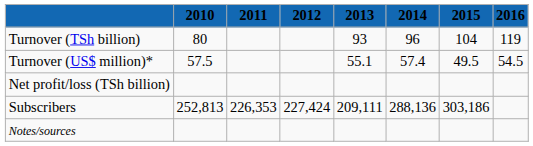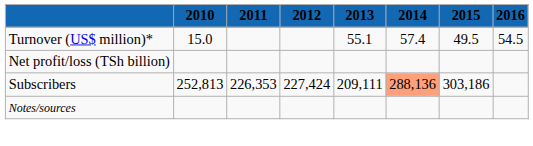- row: (74, 38)
(200, 61) 57.5 -> (200, 38) 15.0
(413, 107) no background -> (413, 84) lightsalmon background
